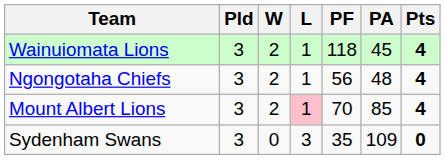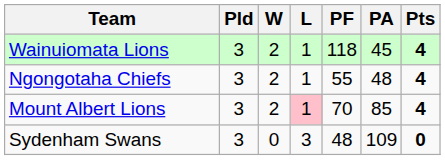(342, 79) 56 -> (342, 79) 55
(342, 139) 35 -> (342, 139) 48
